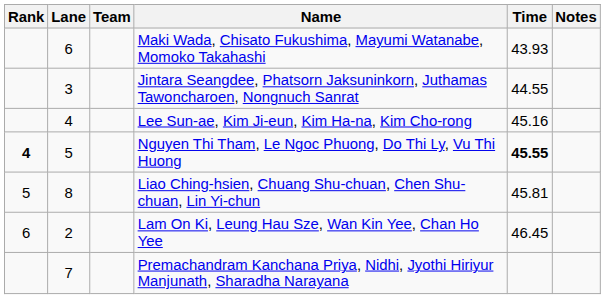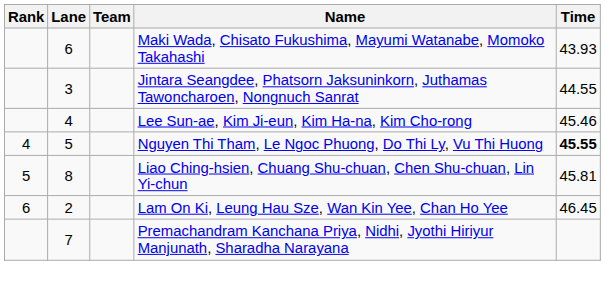- column: (576, 16)
(530, 121) 45.16 -> (578, 121) 45.46
(26, 152) bold -> (26, 144) normal
